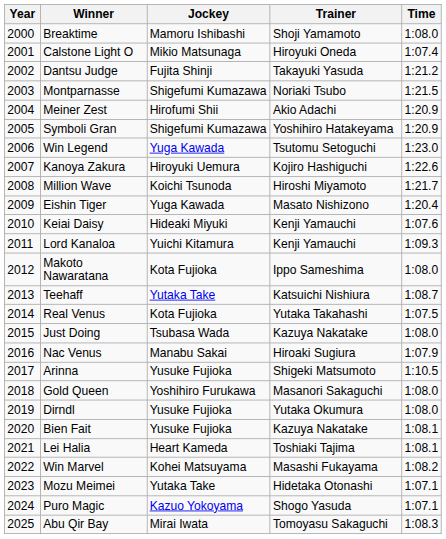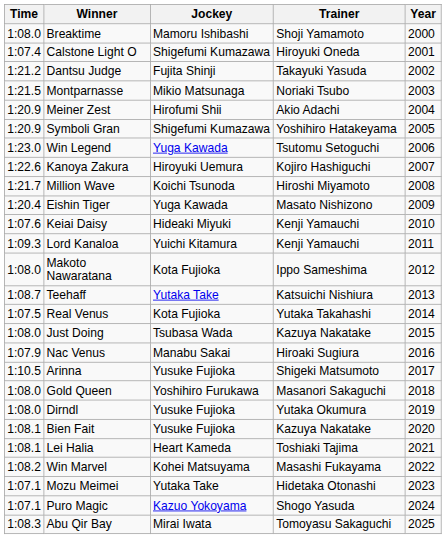columns swapped: (22, 14) <-> (421, 14)
(195, 53) Mikio Matsunaga -> (211, 53) Shigefumi Kumazawa
(208, 91) Shigefumi Kumazawa -> (199, 91) Mikio Matsunaga
